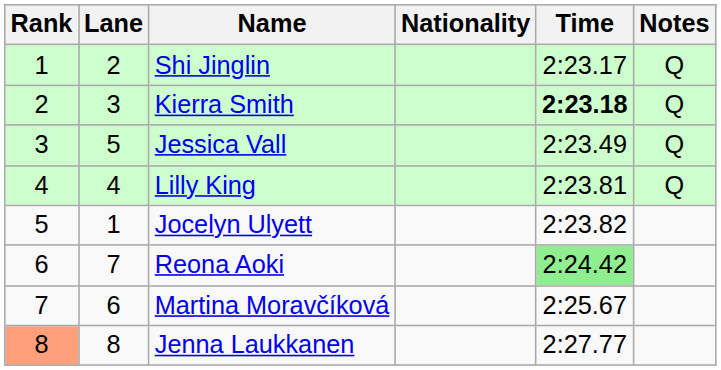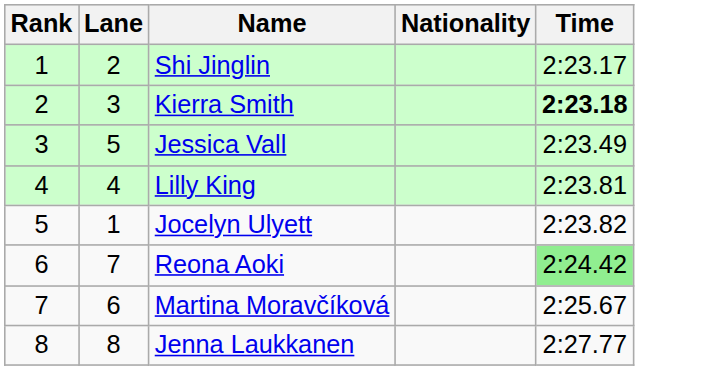- column: (674, 24)
(42, 345) lightsalmon background -> (42, 345) no background
